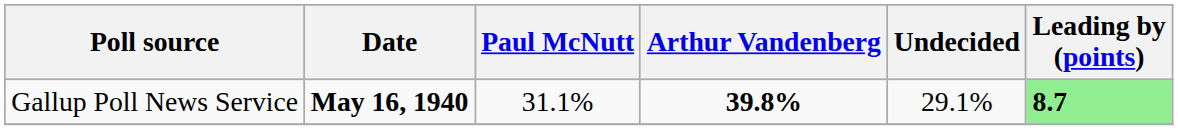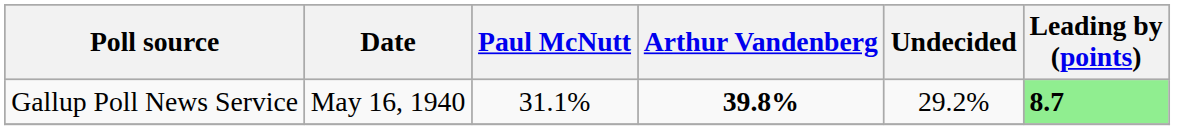(390, 101) bold -> (388, 101) normal
(957, 101) 29.1% -> (954, 101) 29.2%
